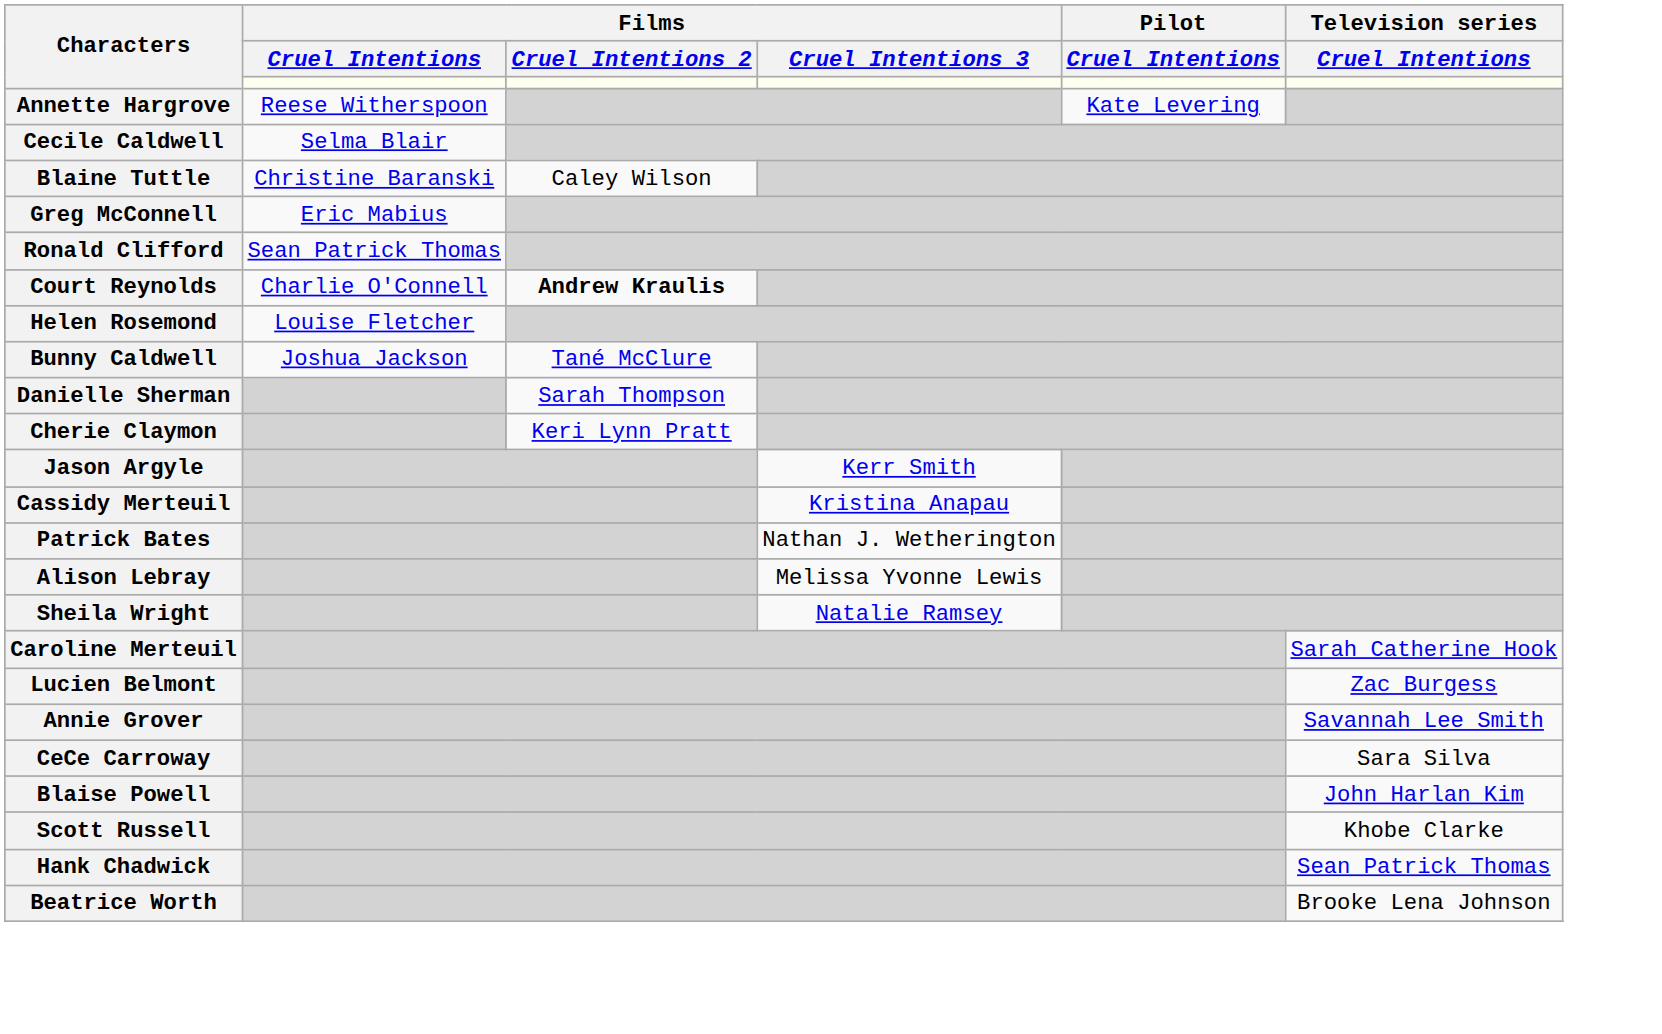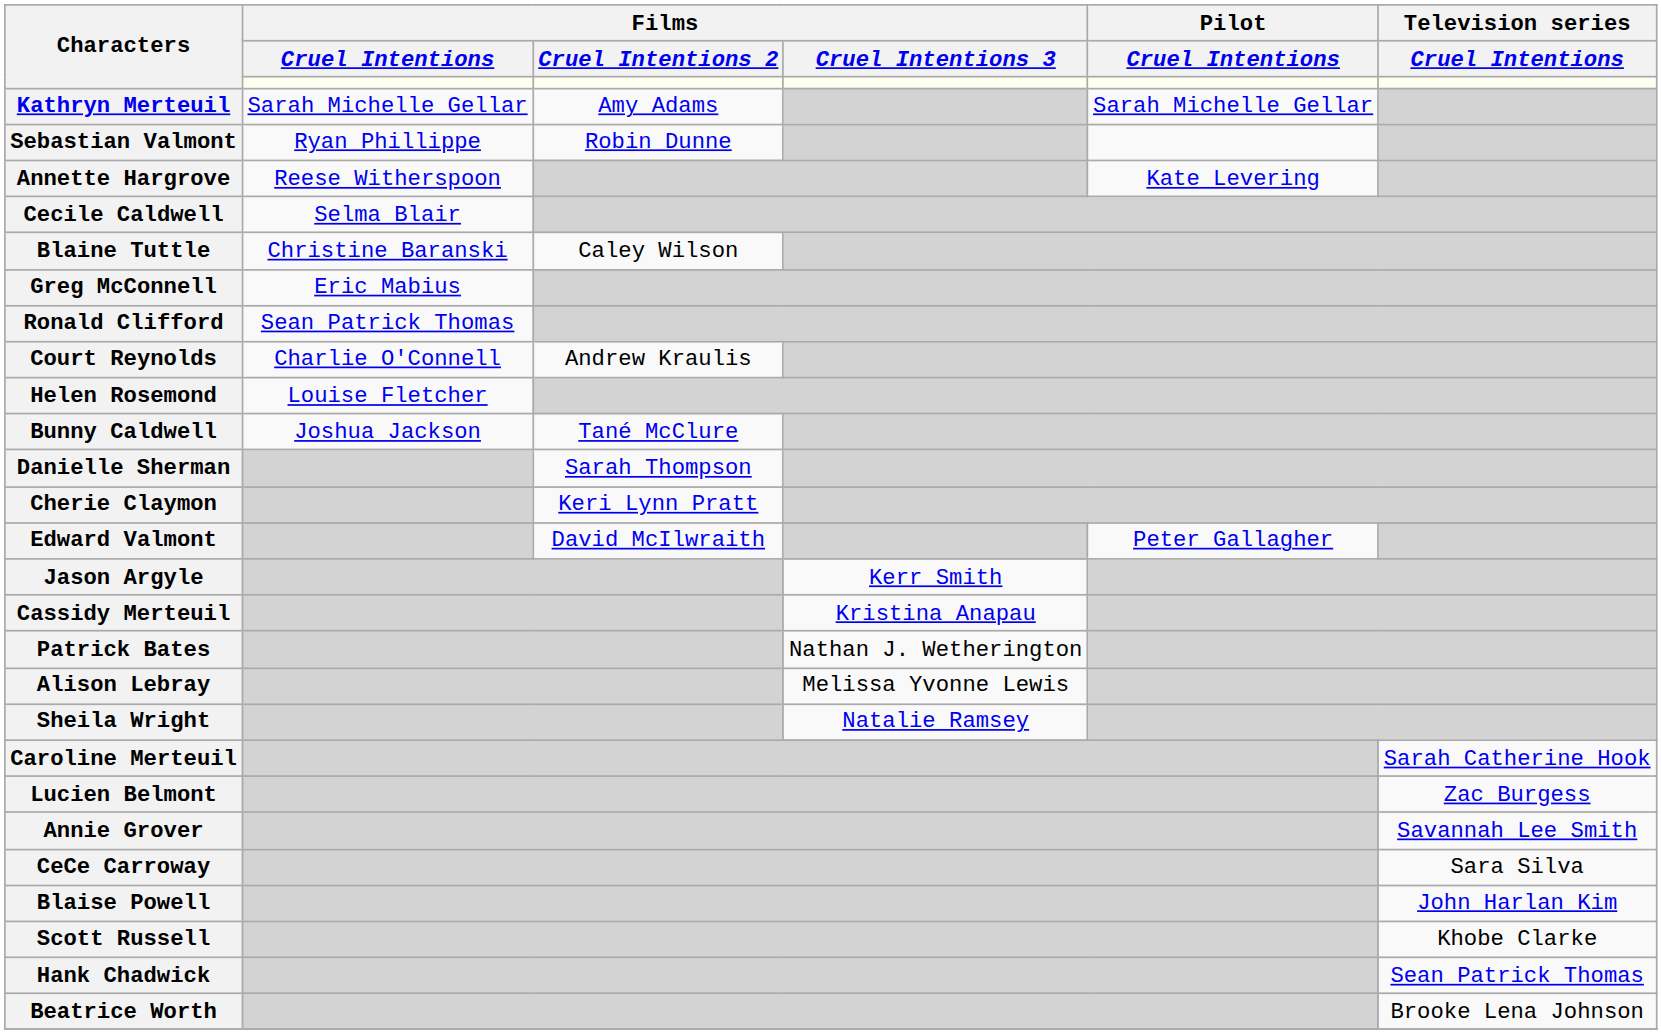+ row: (124, 106)
+ row: (124, 142)
(632, 287) bold -> (658, 360) normal
+ row: (124, 541)
